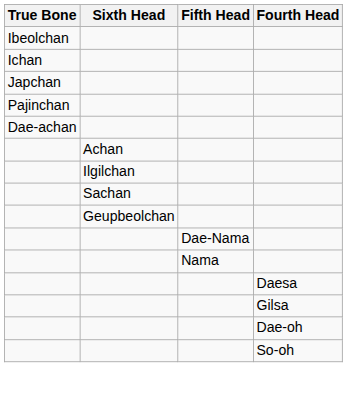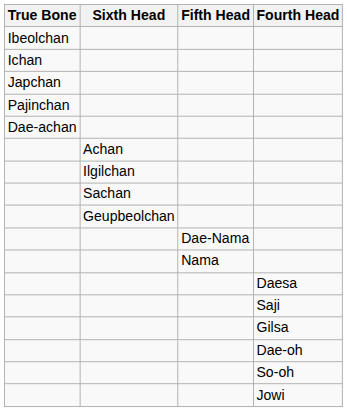+ row: (42, 306)
+ row: (42, 395)
